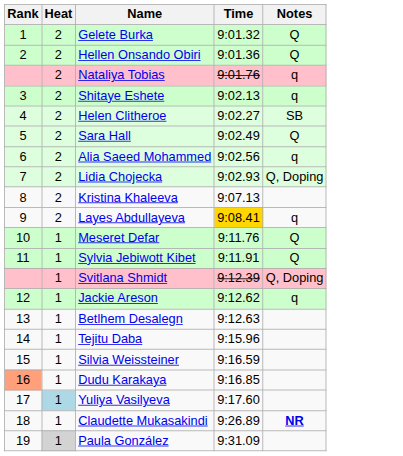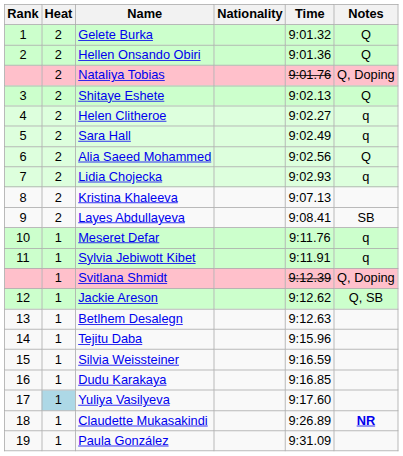+ column: (250, 14)
(295, 75) q -> (366, 75) Q, Doping
(295, 95) q -> (366, 95) Q
(295, 116) SB -> (366, 116) q
(295, 136) Q -> (366, 136) q
(295, 156) q -> (366, 156) Q
(295, 177) Q, Doping -> (366, 177) q
(239, 217) gold background -> (310, 217) no background
(295, 217) q -> (366, 217) SB
(295, 237) Q -> (366, 237) q
(295, 258) Q -> (366, 258) q
(295, 298) q -> (366, 298) Q, SB
(23, 380) lightsalmon background -> (23, 380) no background
(58, 440) lightgrey background -> (58, 440) no background
